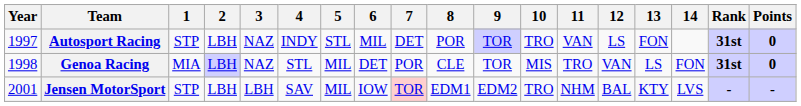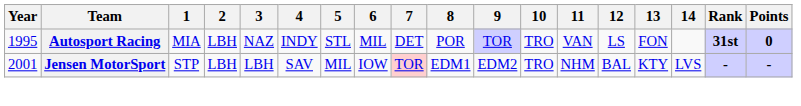(23, 41) 1997 -> (23, 41) 1995
(186, 41) STP -> (186, 41) MIA
- row: (105, 65)
